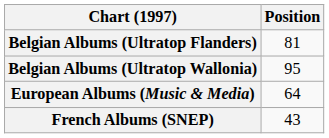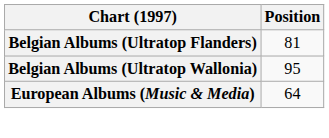- row: (133, 119)
